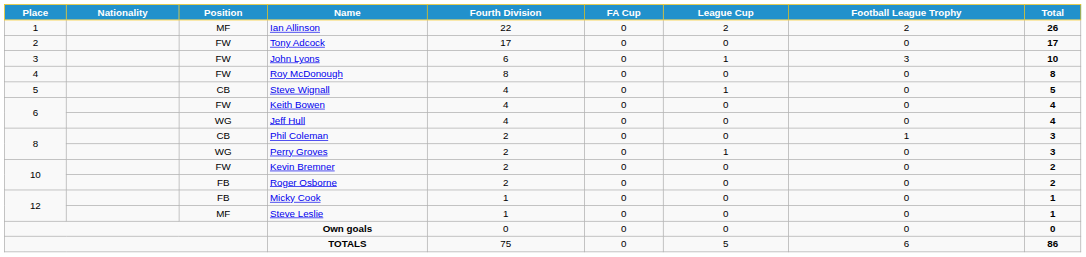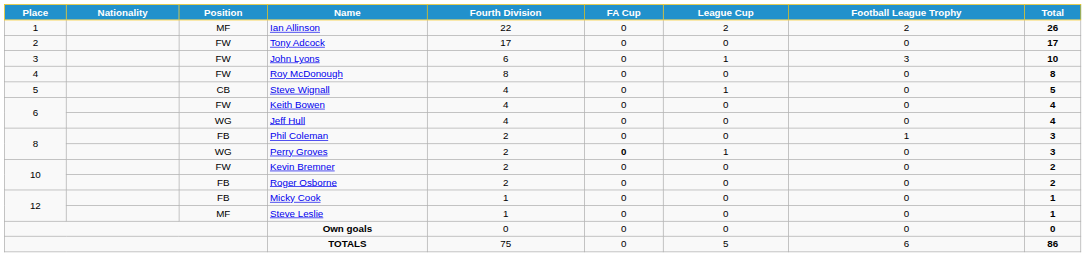(223, 136) CB -> (223, 136) FB
(624, 152) normal -> (624, 152) bold
